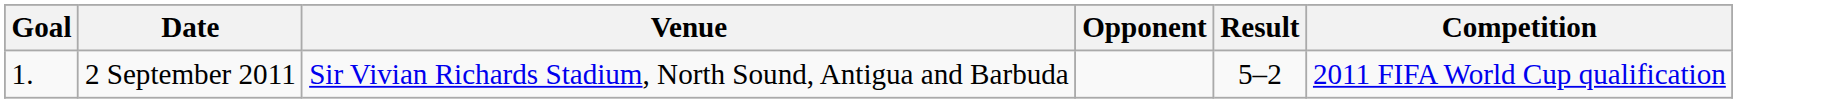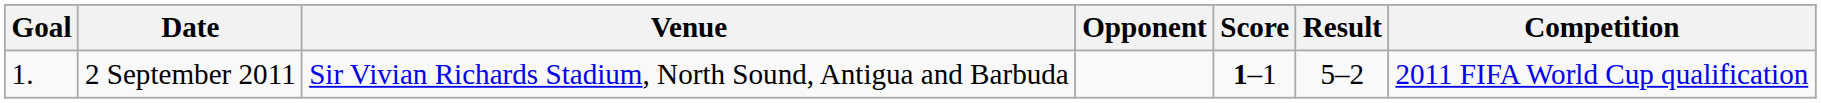+ column: (1255, 27)
